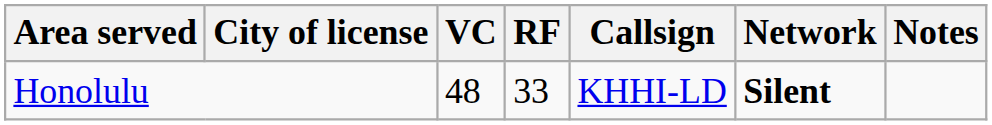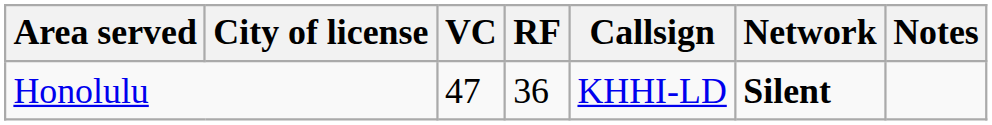(463, 89) 48 -> (463, 89) 47
(531, 89) 33 -> (531, 89) 36
